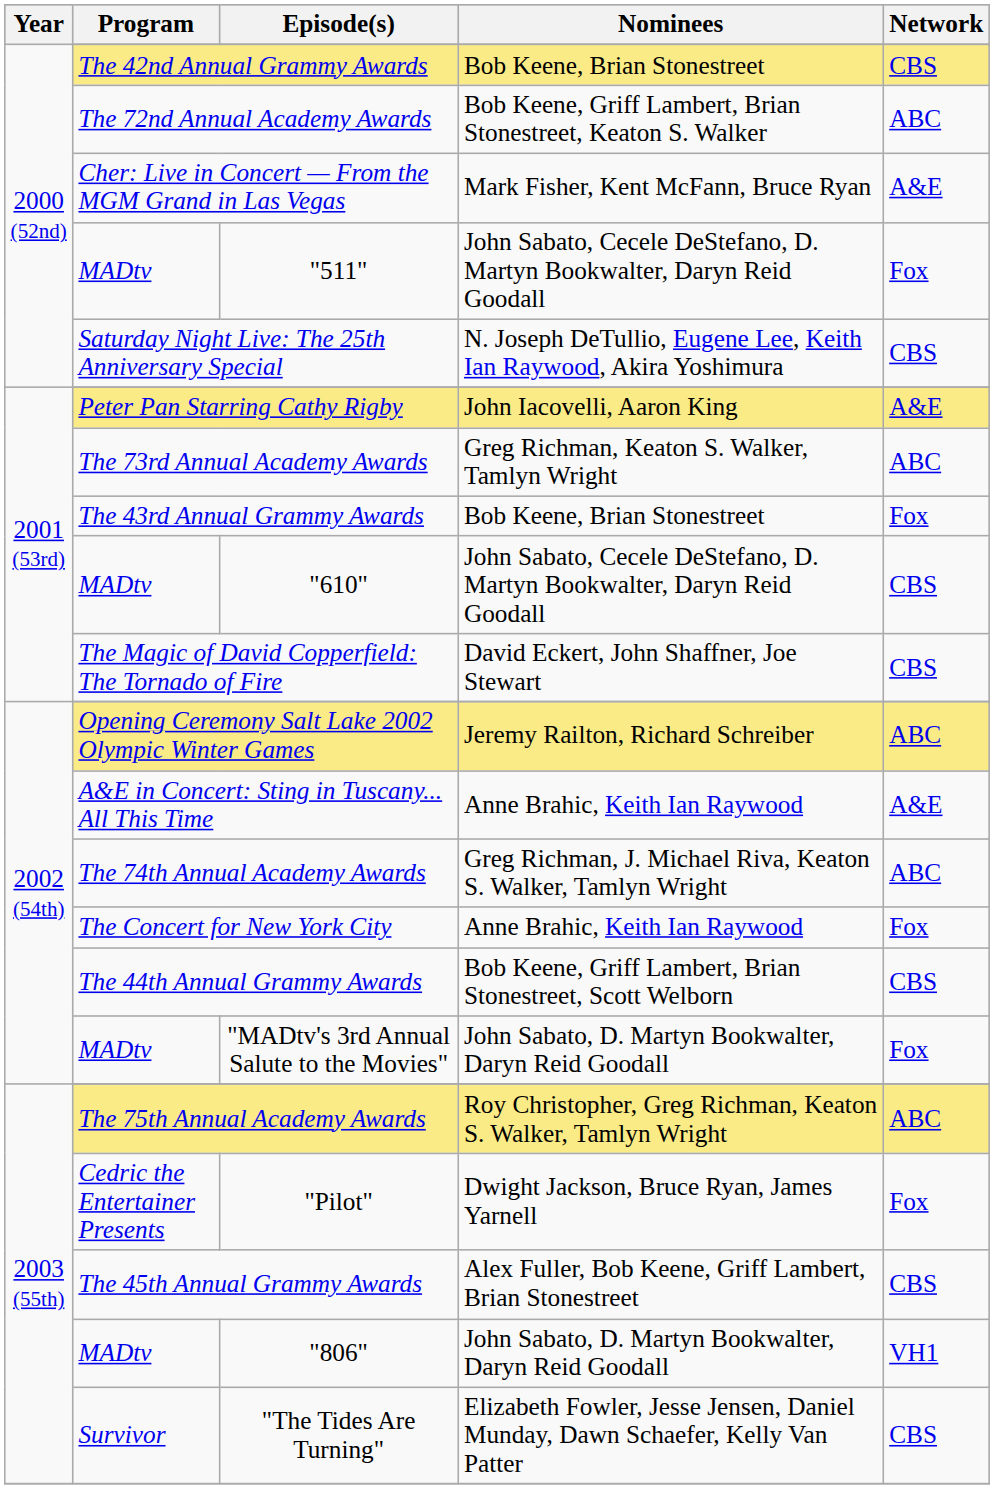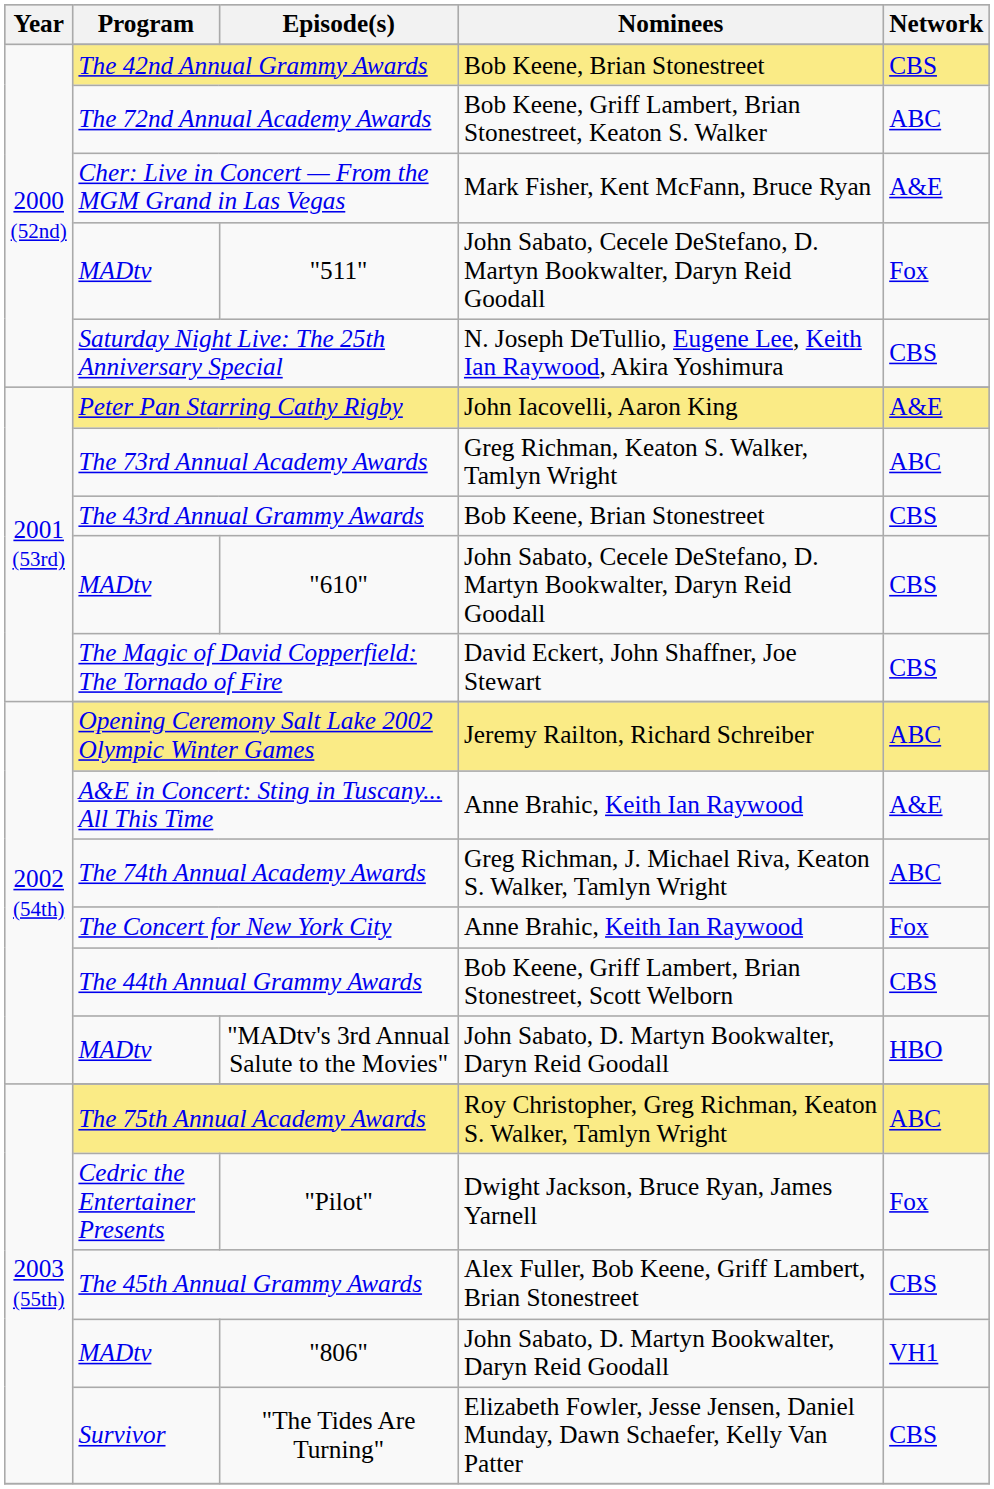(909, 515) Fox -> (913, 515) CBS
(909, 1049) Fox -> (916, 1049) HBO
